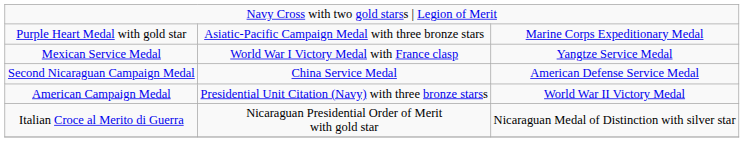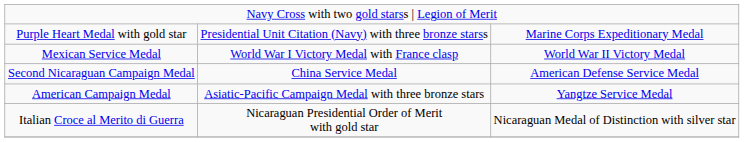(344, 34) Asiatic-Pacific Campaign Medal with three bronze stars -> (344, 34) Presidential Unit Citation (Navy) with three bronze starss
(615, 53) Yangtze Service Medal -> (615, 53) World War II Victory Medal
(344, 93) Presidential Unit Citation (Navy) with three bronze starss -> (344, 93) Asiatic-Pacific Campaign Medal with three bronze stars
(615, 93) World War II Victory Medal -> (615, 93) Yangtze Service Medal
